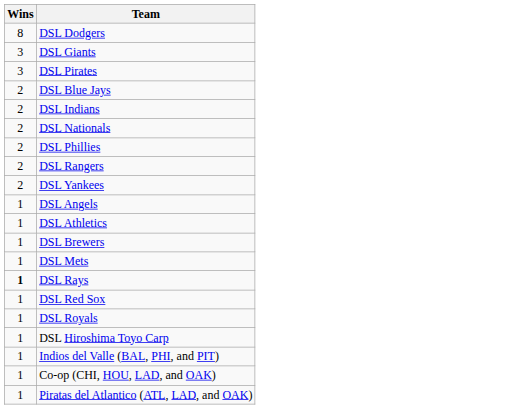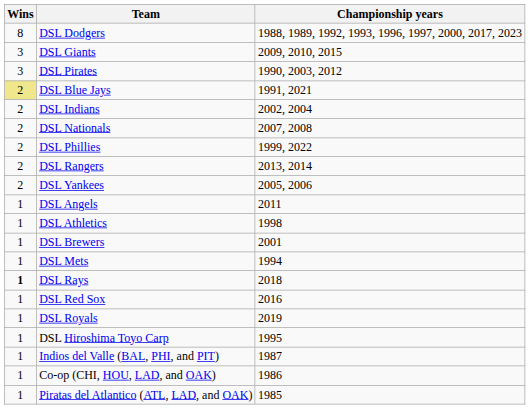+ column: (390, 14)
(20, 90) no background -> (20, 90) khaki background
